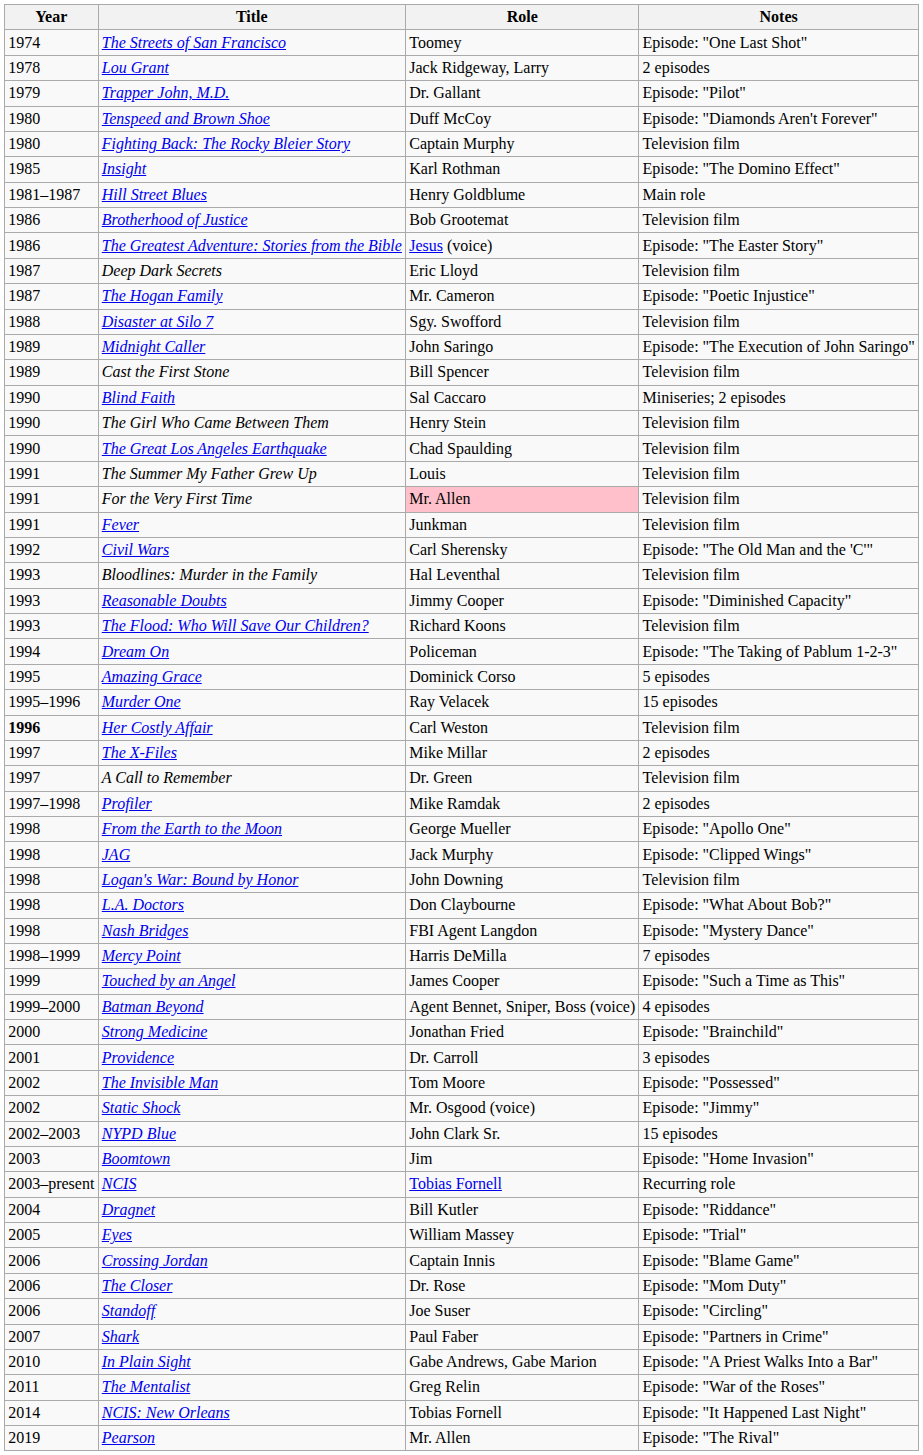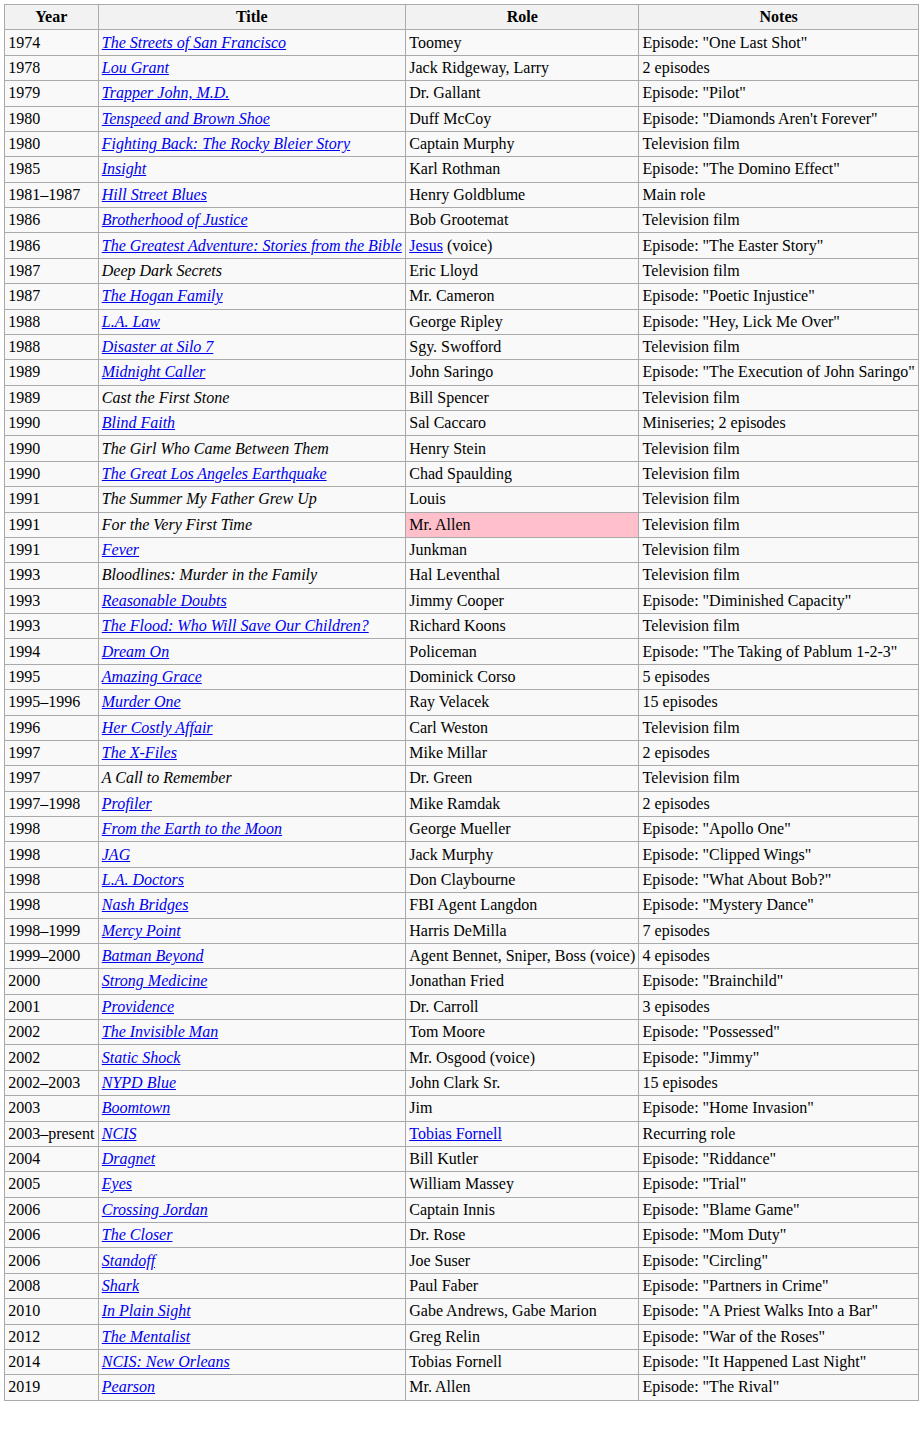+ row: (131, 321)
- row: (135, 550)
(24, 727) bold -> (24, 727) normal
- row: (200, 879)
- row: (169, 981)
(24, 1336) 2007 -> (24, 1285) 2008
(24, 1387) 2011 -> (24, 1336) 2012
